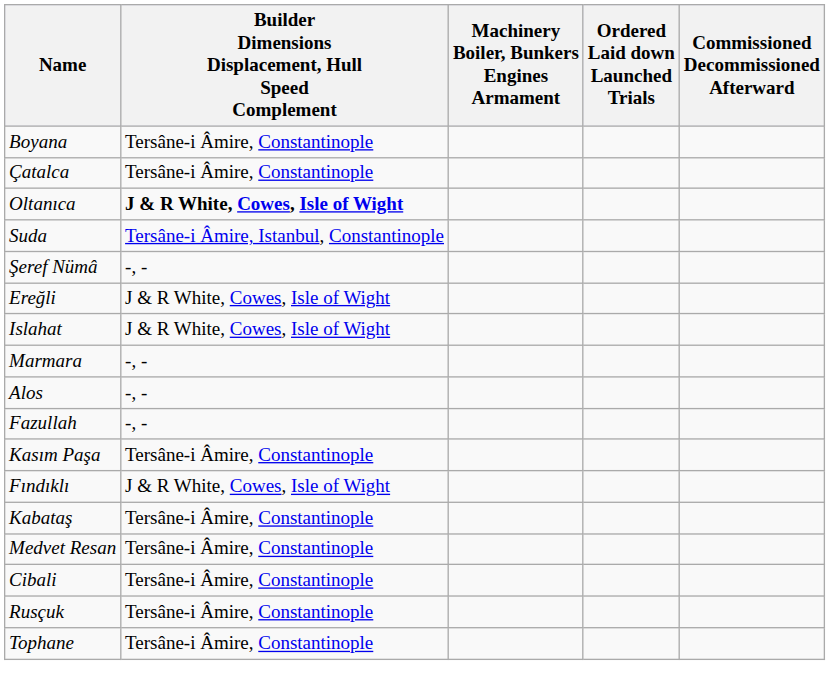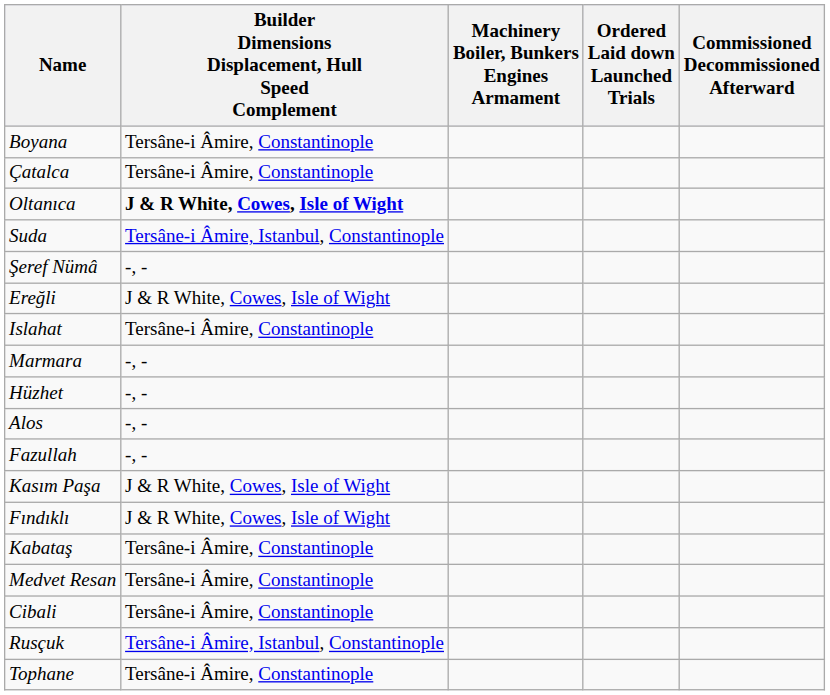(258, 329) J & R White, Cowes, Isle of Wight -> (249, 329) Tersâne-i Âmire, Constantinople
+ row: (36, 392)
(249, 455) Tersâne-i Âmire, Constantinople -> (258, 486) J & R White, Cowes, Isle of Wight
(249, 611) Tersâne-i Âmire, Constantinople -> (285, 643) Tersâne-i Âmire, Istanbul, Constantinople
